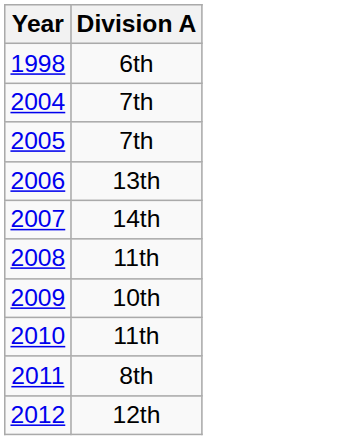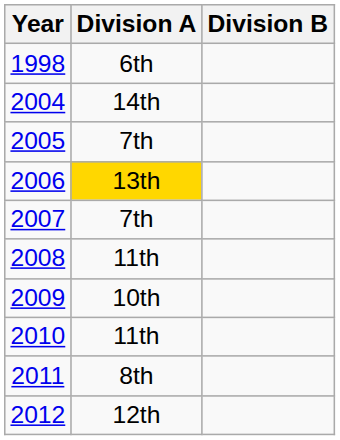+ column: (268, 24)
(136, 102) 7th -> (136, 102) 14th
(136, 180) no background -> (136, 180) gold background
(136, 219) 14th -> (136, 219) 7th
